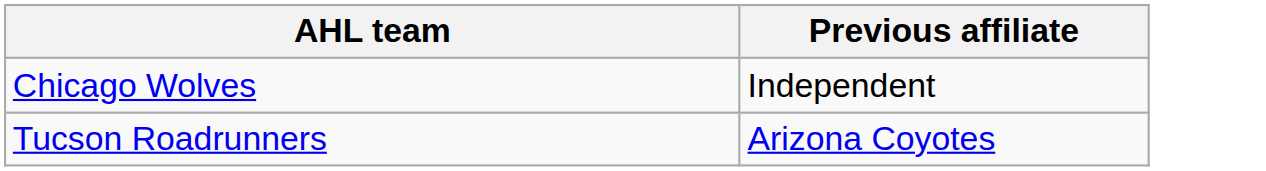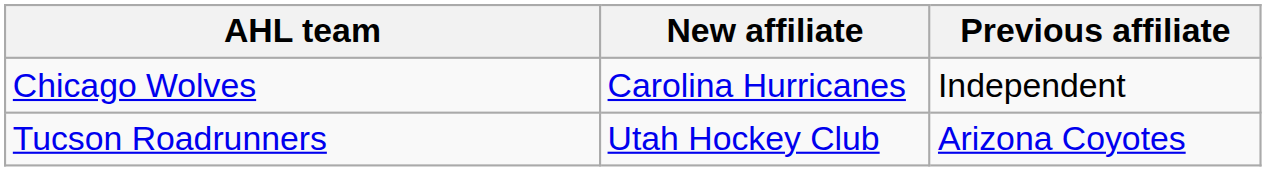+ column: (765, 31)
